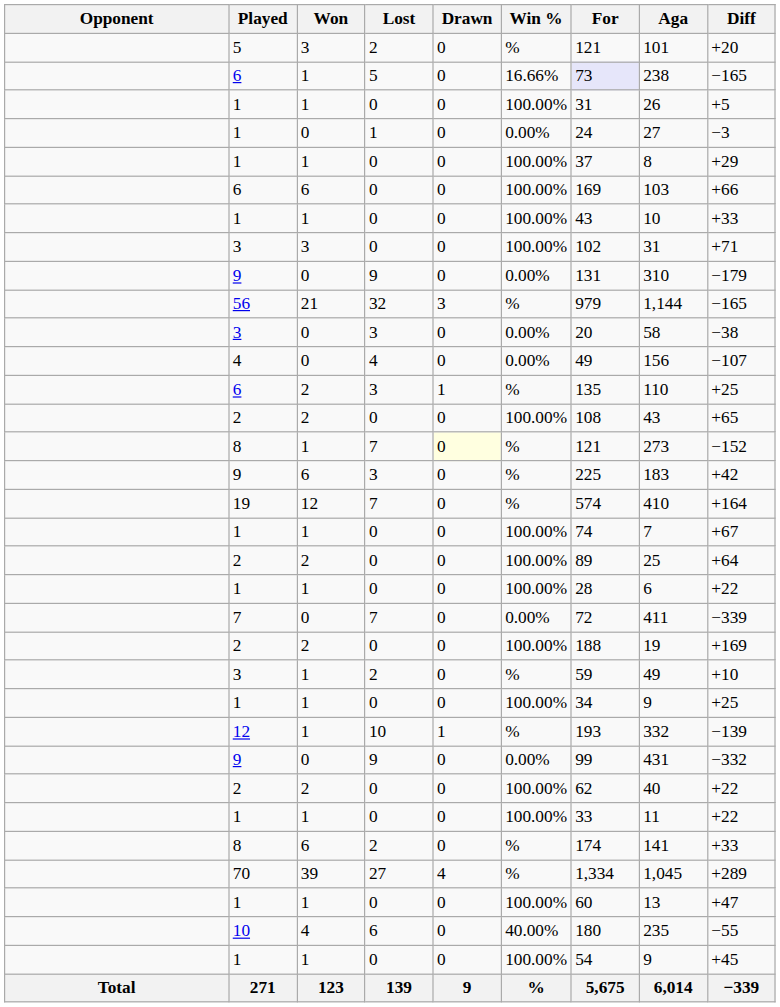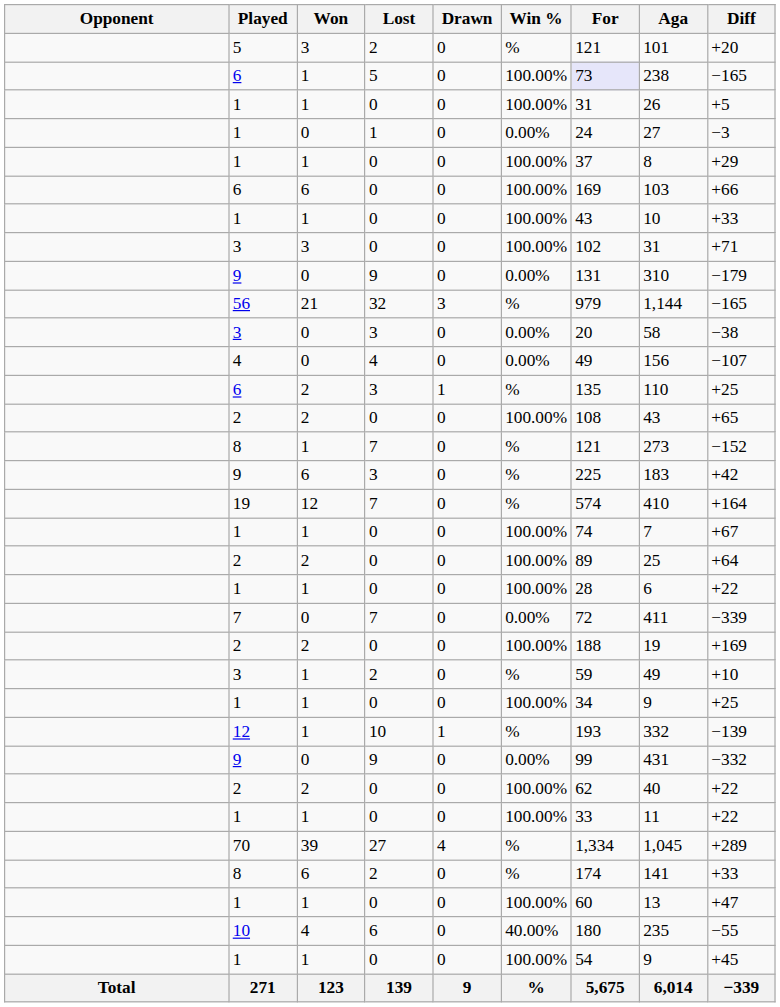(532, 76) 16.66% -> (536, 76) 100.00%
(441, 446) lightyellow background -> (441, 446) no background
rows swapped: (241, 874) <-> (237, 845)
